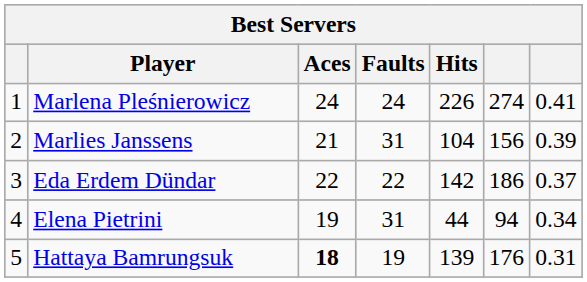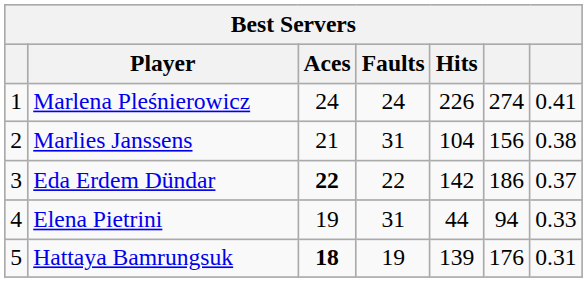(556, 141) 0.39 -> (556, 141) 0.38
(327, 180) normal -> (327, 180) bold
(556, 219) 0.34 -> (556, 219) 0.33
